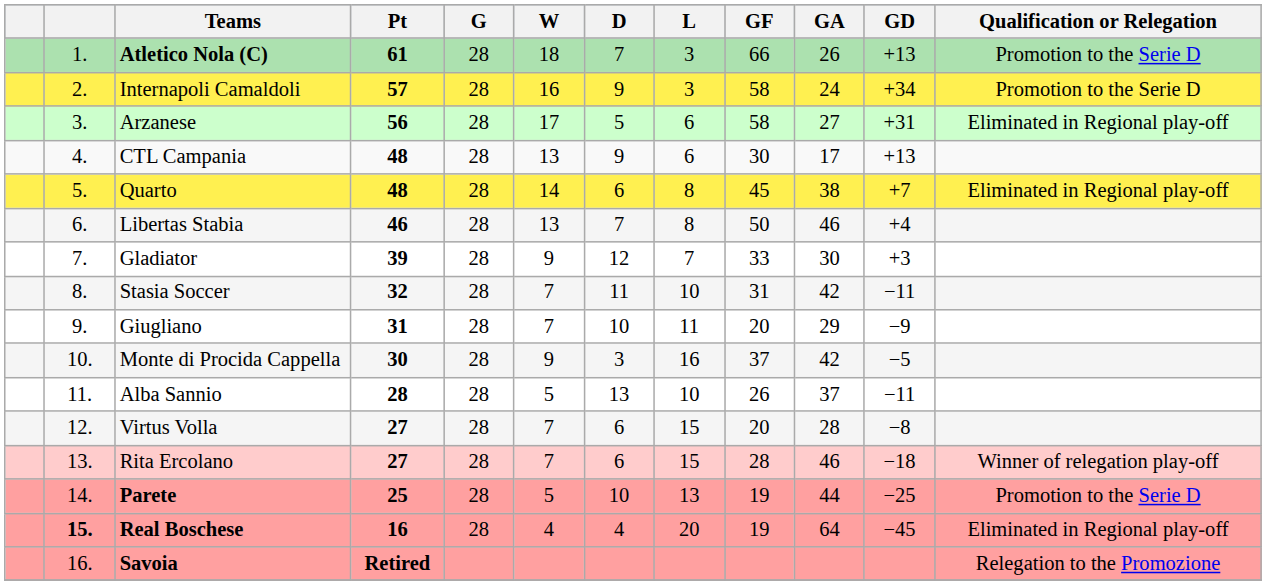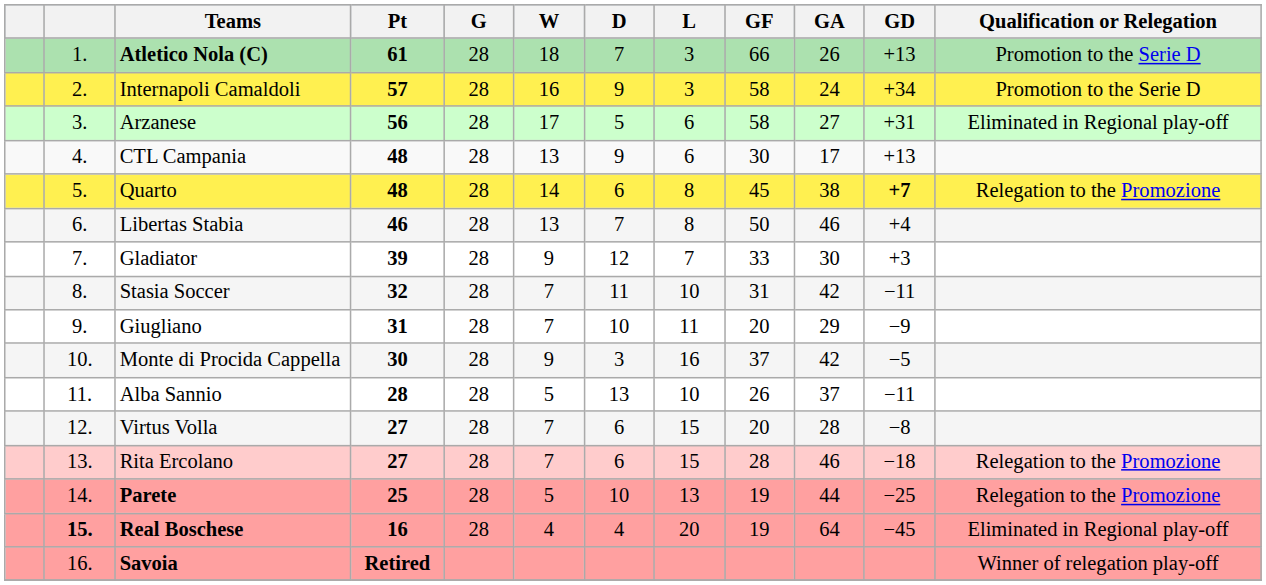(900, 190) normal -> (900, 190) bold
(1098, 190) Eliminated in Regional play-off -> (1098, 190) Relegation to the Promozione
(1098, 461) Winner of relegation play-off -> (1098, 461) Relegation to the Promozione
(1098, 495) Promotion to the Serie D -> (1098, 495) Relegation to the Promozione
(1098, 563) Relegation to the Promozione -> (1098, 563) Winner of relegation play-off
